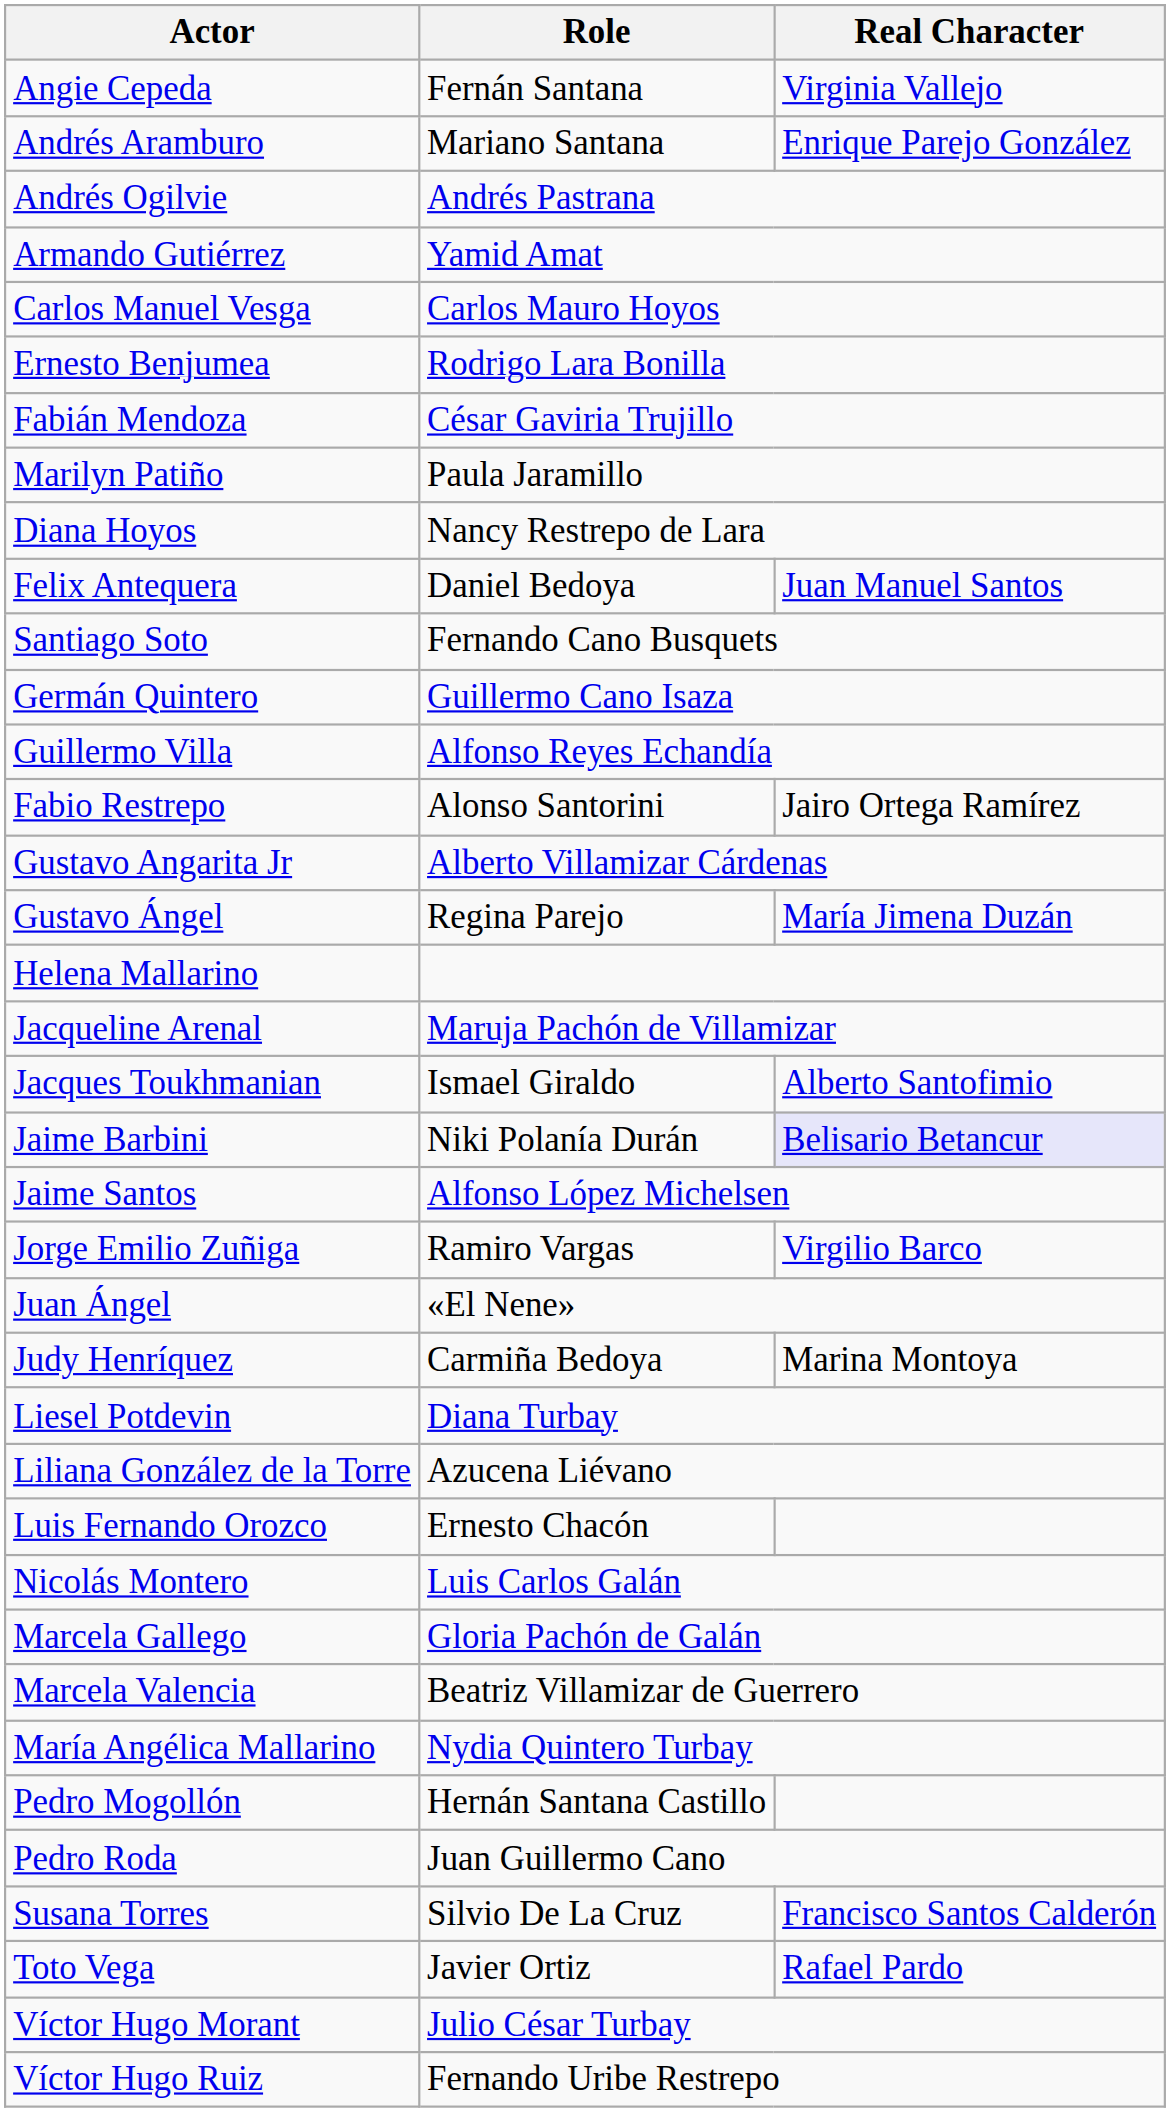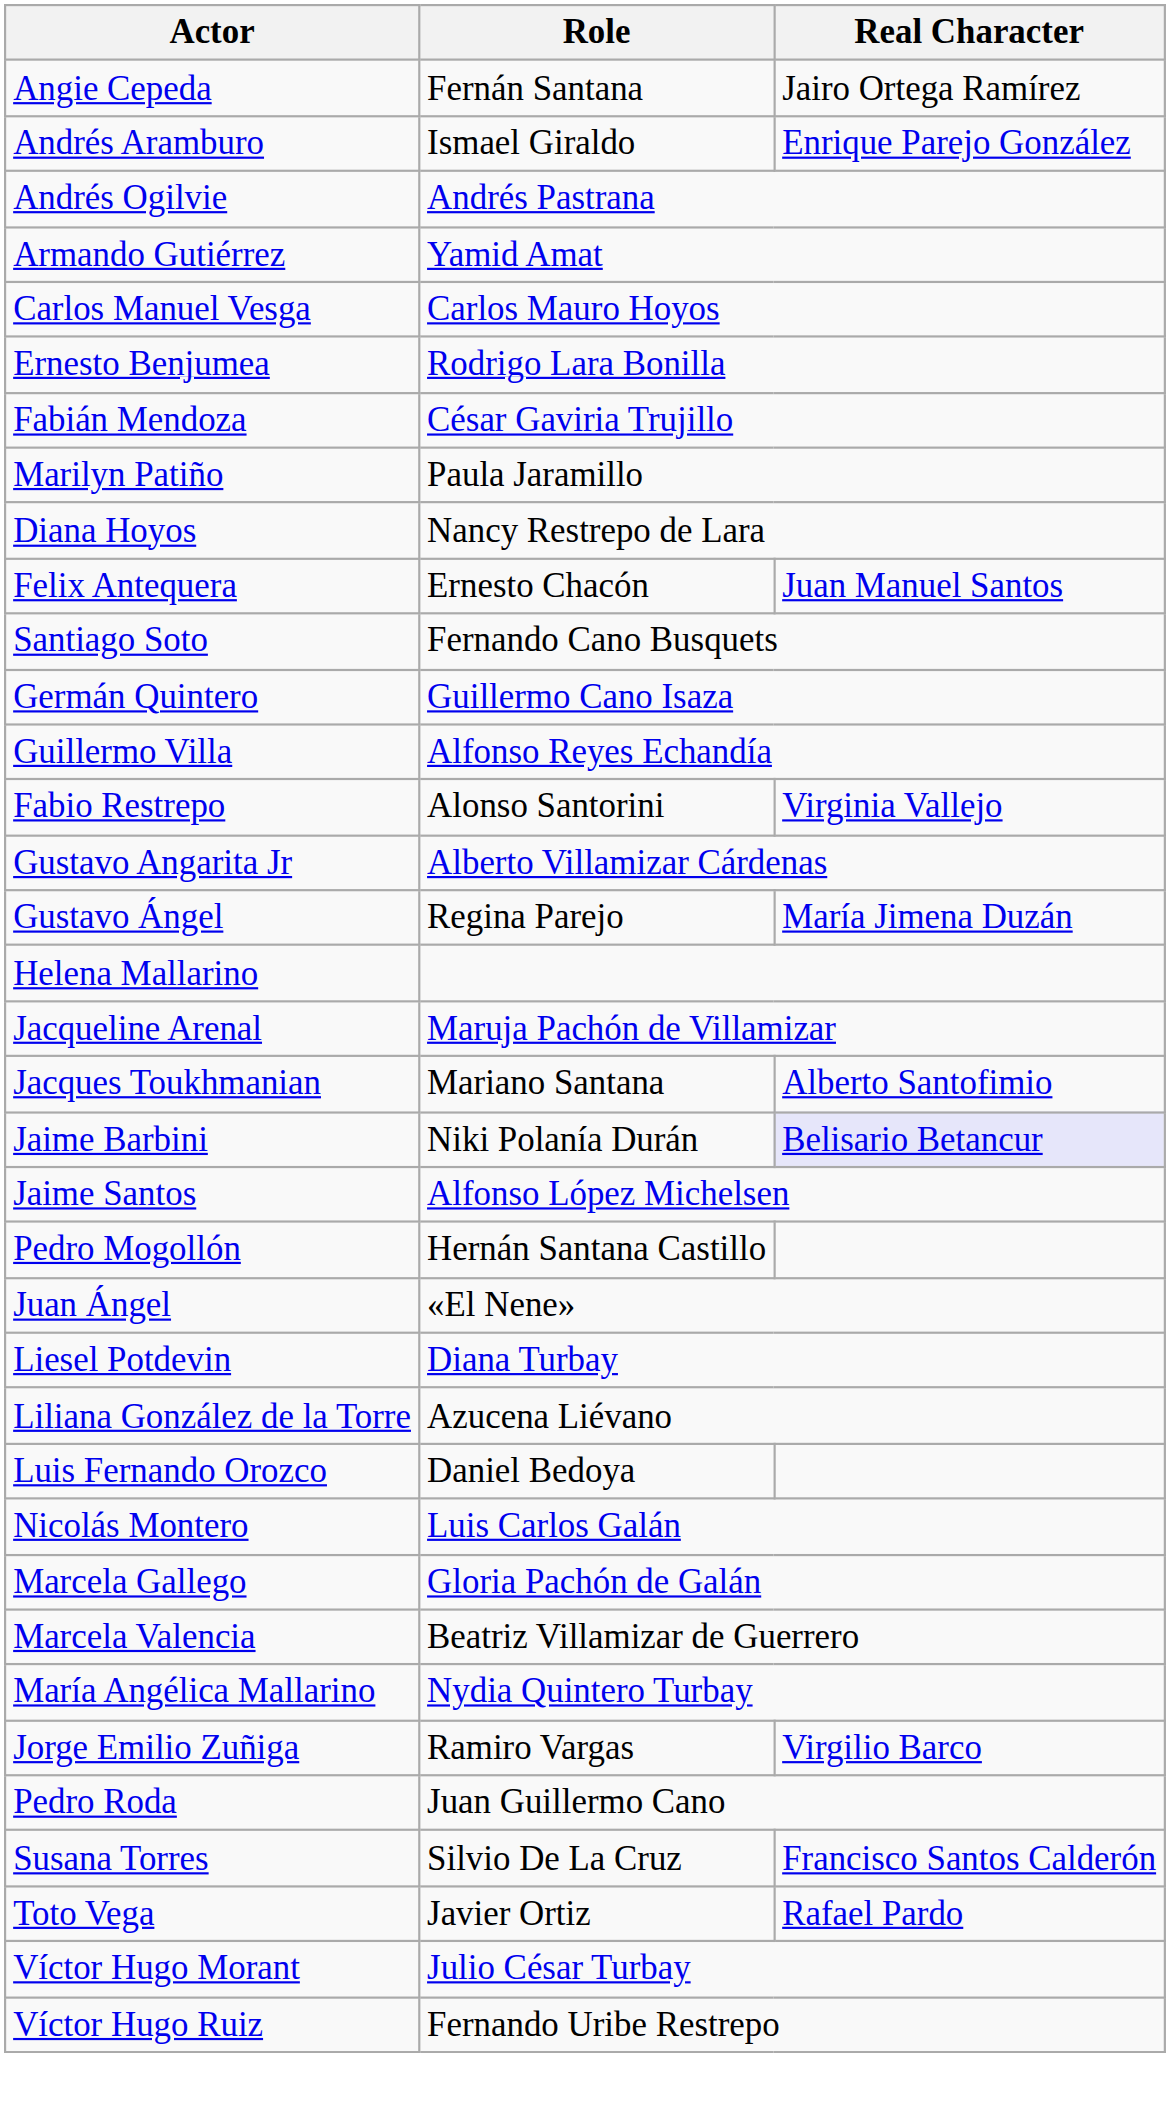(892, 87) Virginia Vallejo -> (931, 87) Jairo Ortega Ramírez
(546, 142) Mariano Santana -> (531, 142) Ismael Giraldo
(531, 585) Daniel Bedoya -> (538, 585) Ernesto Chacón
(931, 806) Jairo Ortega Ramírez -> (892, 806) Virginia Vallejo
(531, 1083) Ismael Giraldo -> (546, 1083) Mariano Santana
rows swapped: (156, 1249) <-> (127, 1802)
- row: (123, 1359)
(538, 1525) Ernesto Chacón -> (531, 1470) Daniel Bedoya
